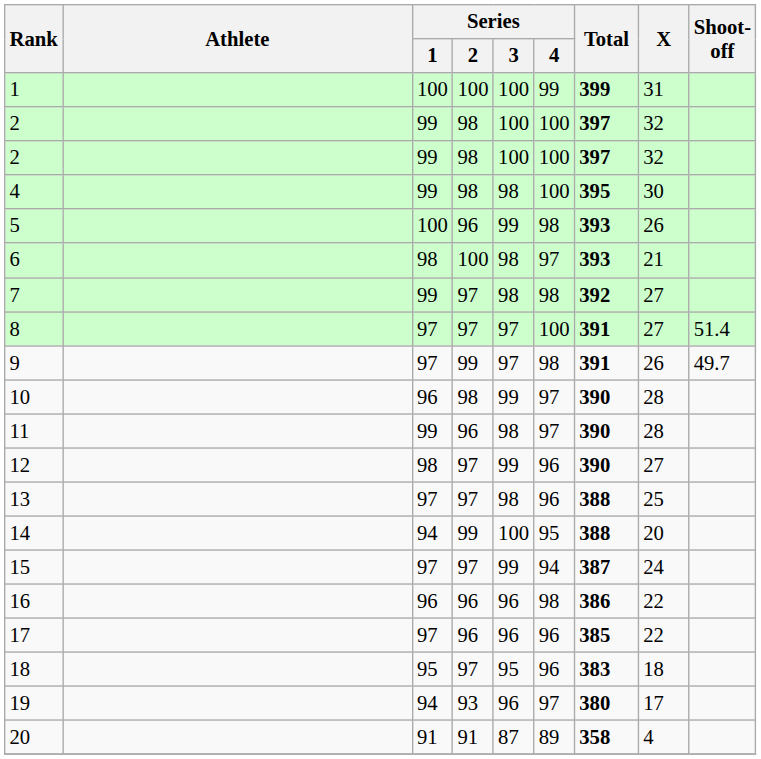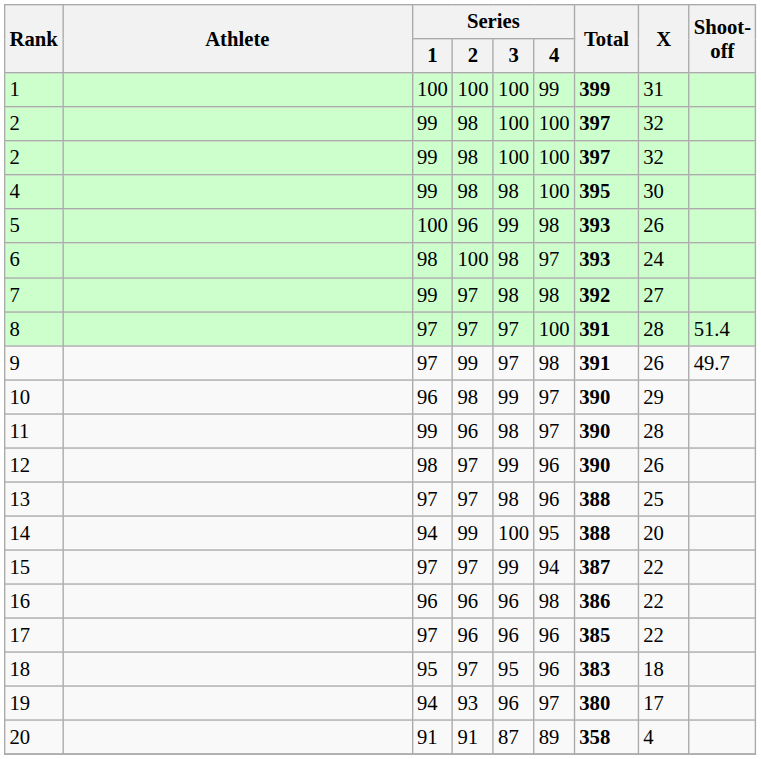(654, 260) 21 -> (654, 260) 24
(654, 328) 27 -> (654, 328) 28
(654, 396) 28 -> (654, 396) 29
(654, 464) 27 -> (654, 464) 26
(654, 567) 24 -> (654, 567) 22
